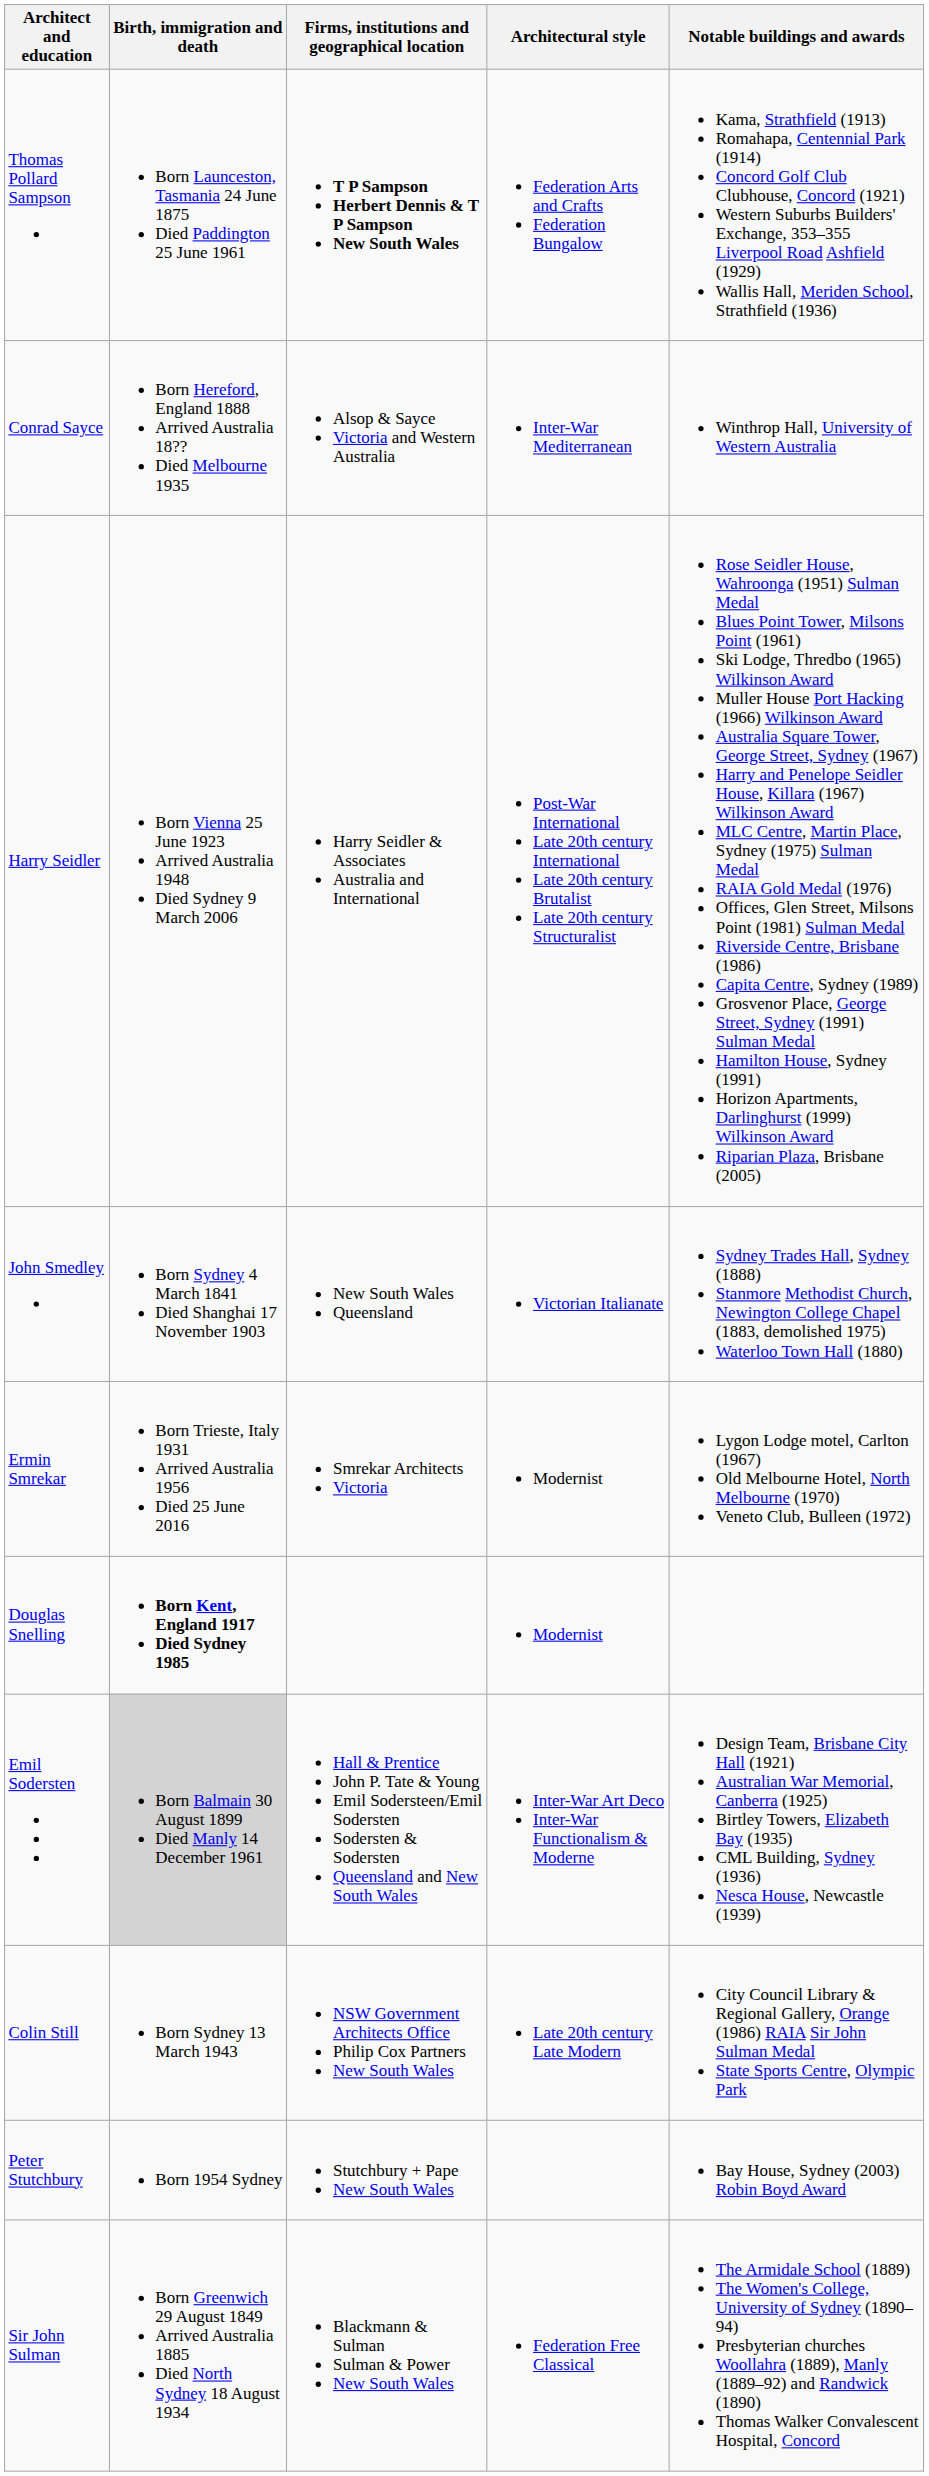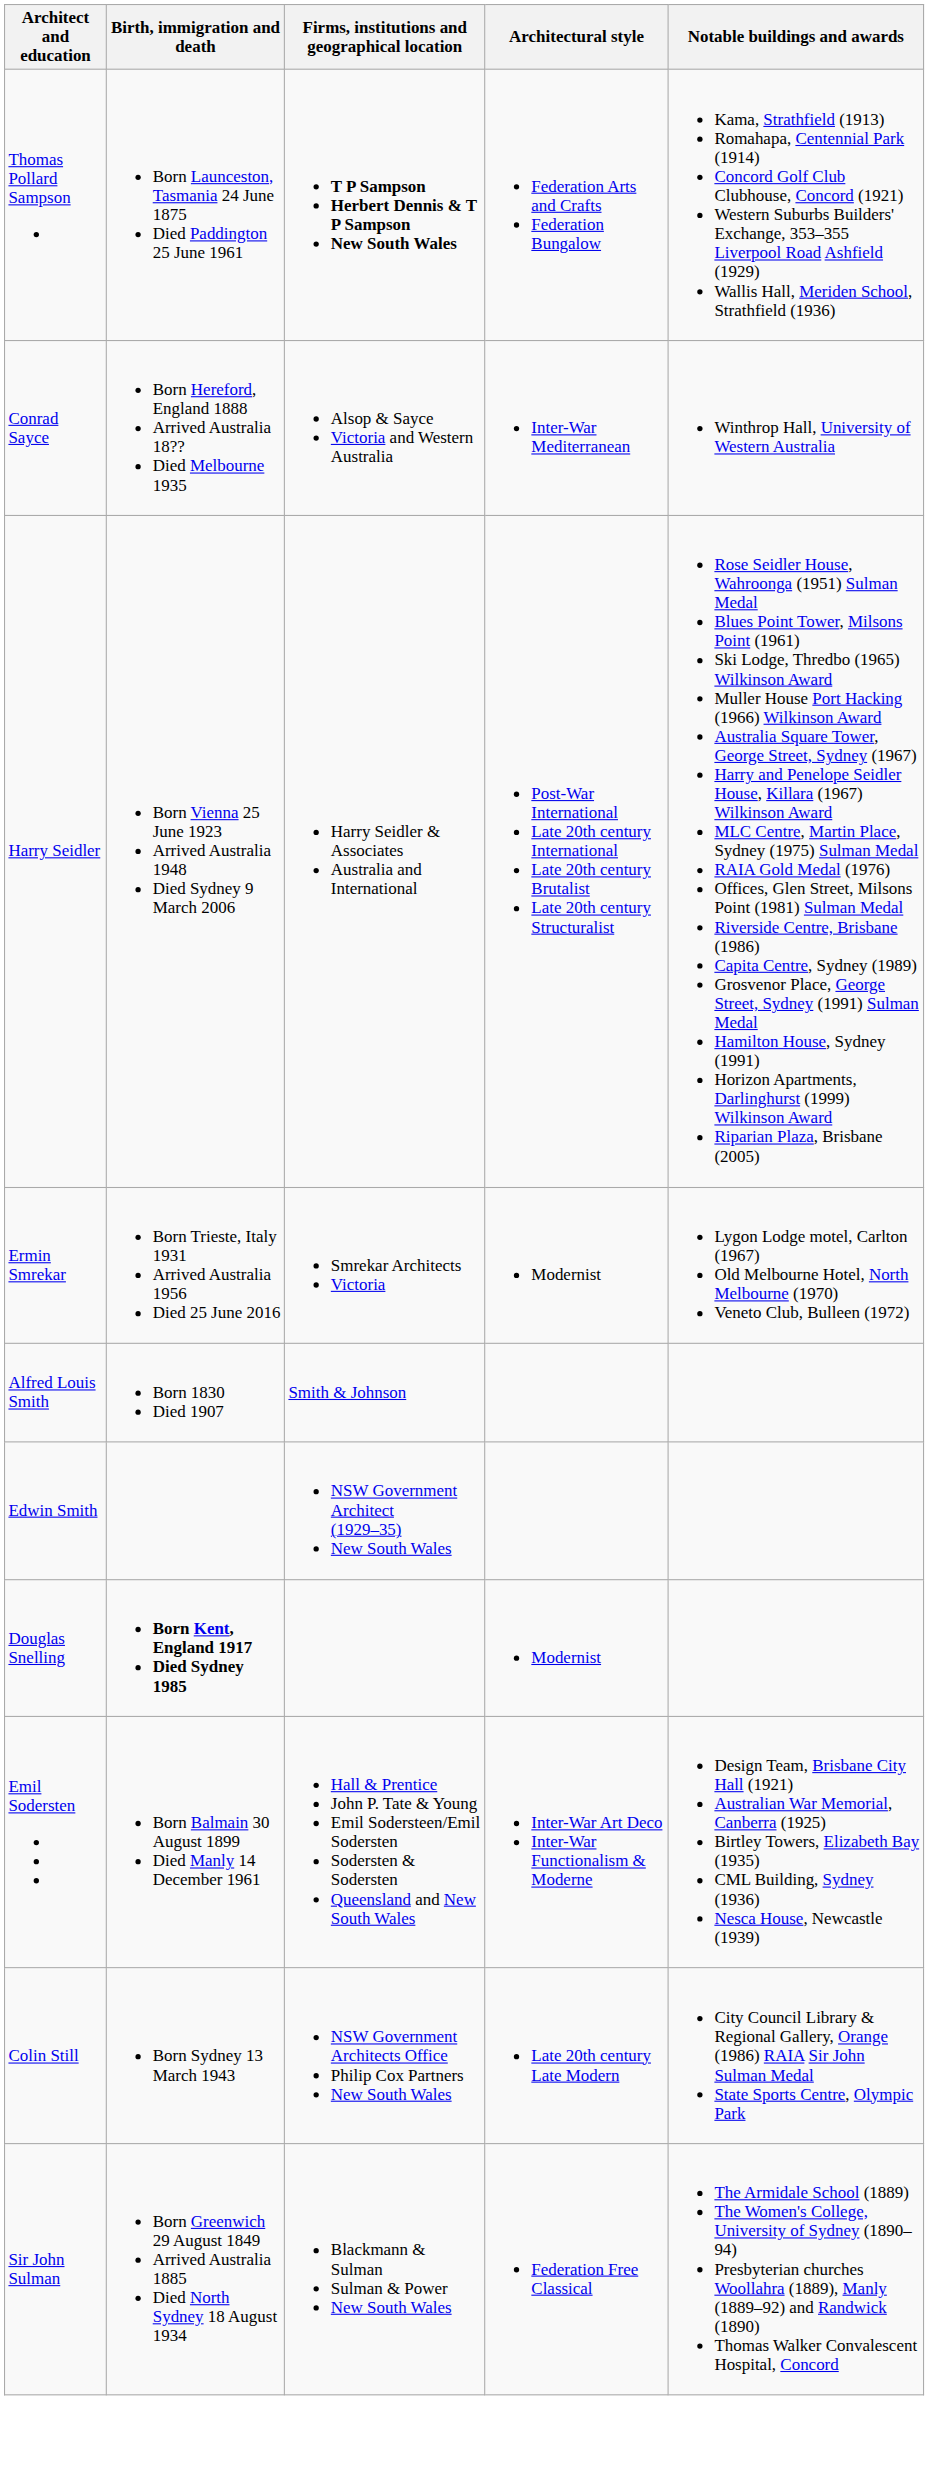- row: (57, 1285)
+ row: (52, 1392)
+ row: (53, 1510)
(198, 1829) lightgrey background -> (195, 1852) no background
- row: (46, 2170)
